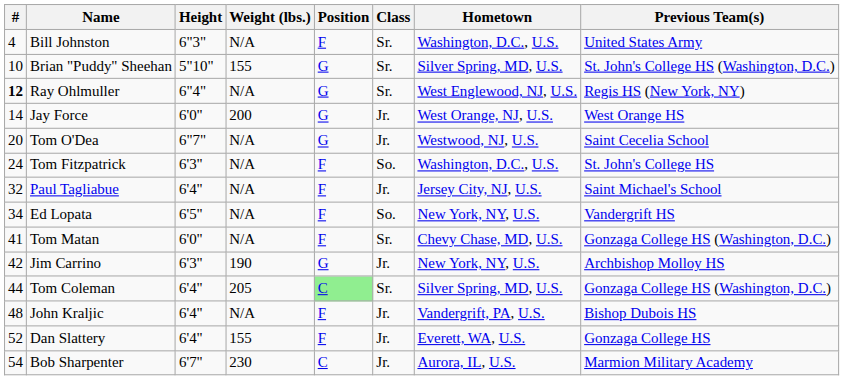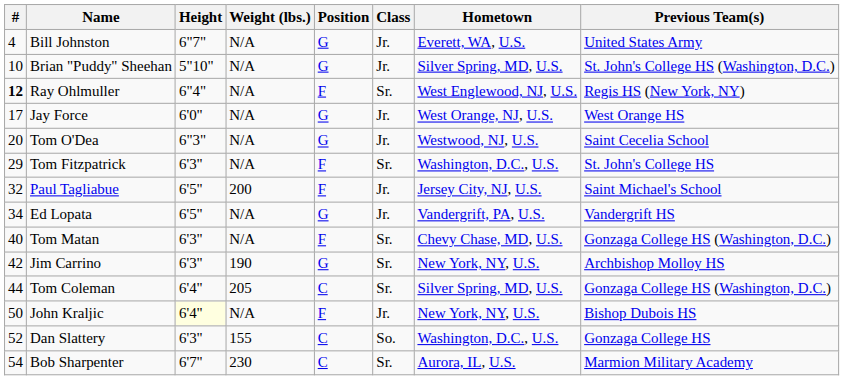(193, 41) 6"3" -> (193, 41) 6"7"
(322, 41) F -> (323, 41) G
(384, 41) Sr. -> (383, 41) Jr.
(488, 41) Washington, D.C., U.S. -> (471, 41) Everett, WA, U.S.
(240, 66) 155 -> (242, 66) N/A
(384, 66) Sr. -> (383, 66) Jr.
(323, 91) G -> (322, 91) F
(16, 116) 14 -> (16, 116) 17
(240, 116) 200 -> (242, 116) N/A
(193, 140) 6"7" -> (193, 140) 6"3"
(16, 165) 24 -> (16, 165) 29
(386, 165) So. -> (384, 165) Sr.
(191, 190) 6'4" -> (191, 190) 6'5"
(242, 190) N/A -> (240, 190) 200
(322, 214) F -> (323, 214) G
(386, 214) So. -> (383, 214) Jr.
(478, 214) New York, NY, U.S. -> (481, 214) Vandergrift, PA, U.S.
(16, 239) 41 -> (16, 239) 40
(191, 239) 6'0" -> (191, 239) 6'3"
(383, 264) Jr. -> (384, 264) Sr.
(323, 288) lightgreen background -> (323, 288) no background
(16, 313) 48 -> (16, 313) 50
(191, 313) no background -> (191, 313) lightyellow background
(481, 313) Vandergrift, PA, U.S. -> (478, 313) New York, NY, U.S.
(191, 338) 6'4" -> (191, 338) 6'3"
(322, 338) F -> (323, 338) C
(383, 338) Jr. -> (386, 338) So.
(471, 338) Everett, WA, U.S. -> (488, 338) Washington, D.C., U.S.
(383, 363) Jr. -> (384, 363) Sr.
